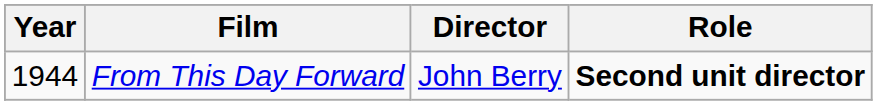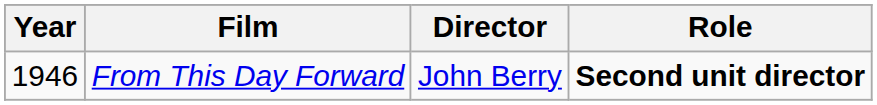(45, 75) 1944 -> (45, 75) 1946
